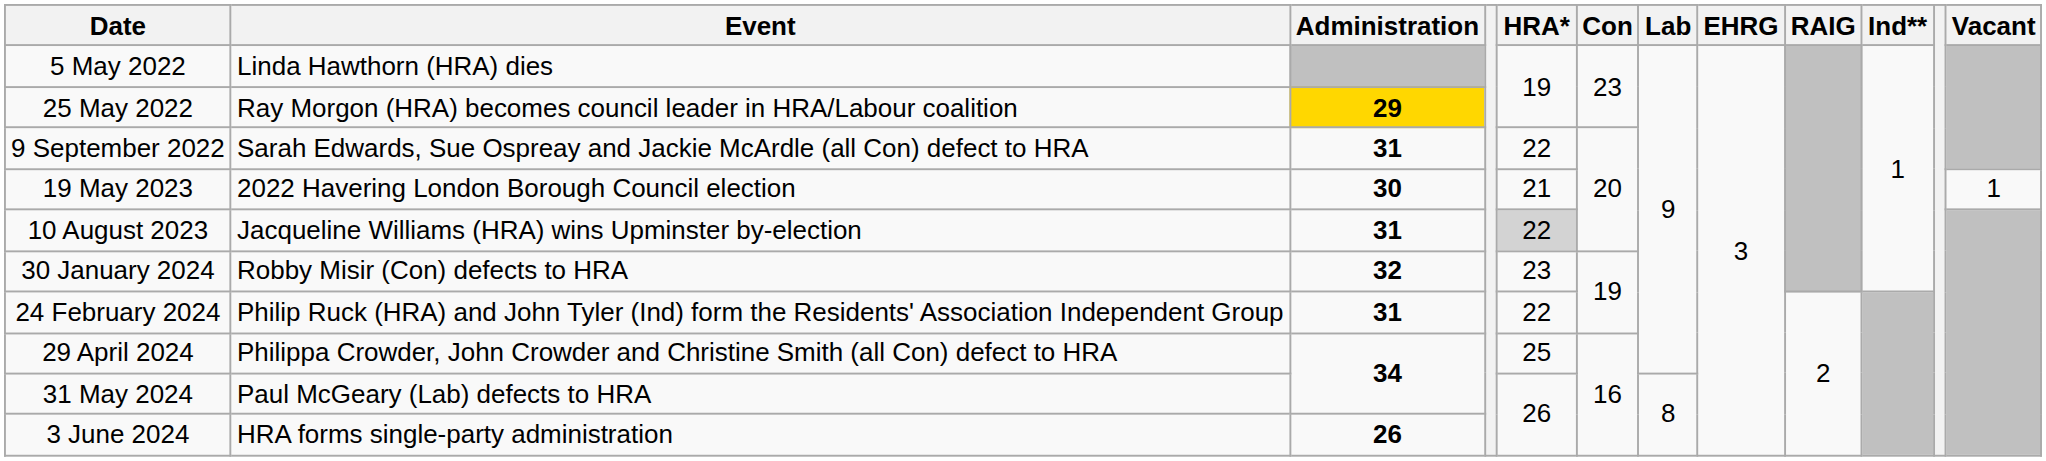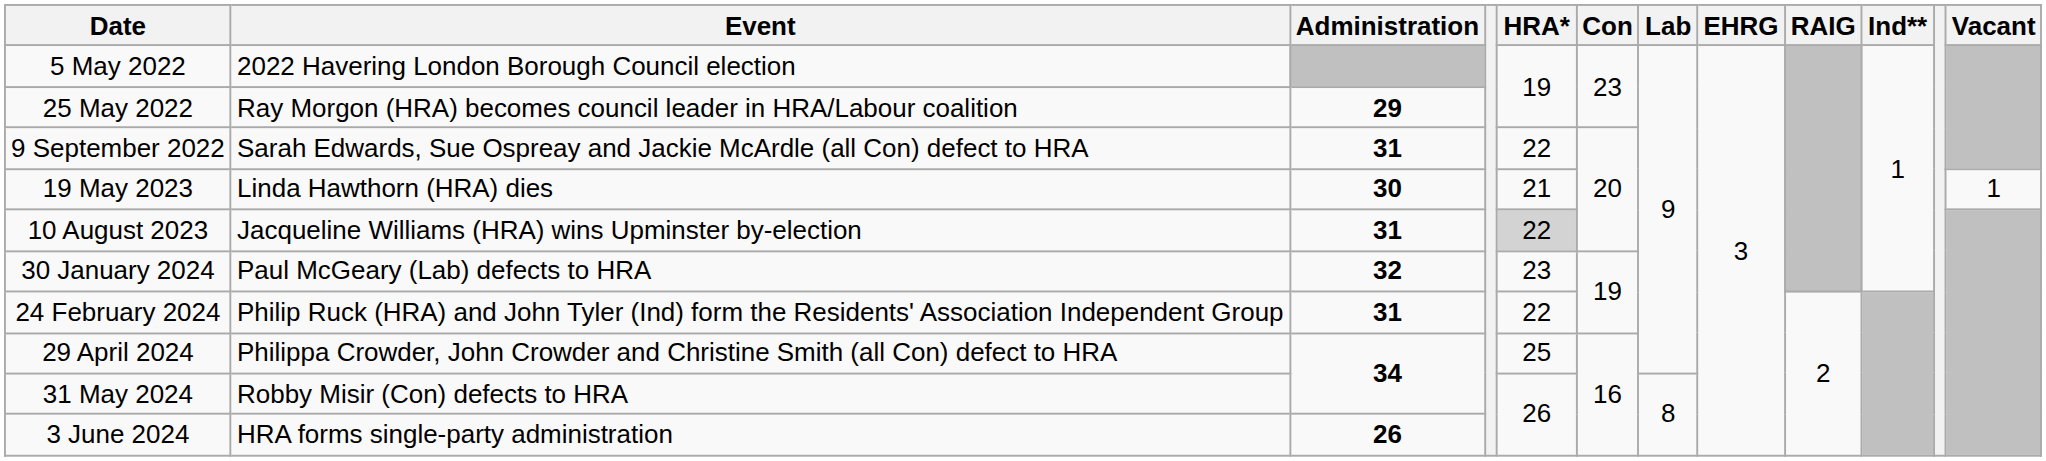(395, 66) Linda Hawthorn (HRA) dies -> (516, 66) 2022 Havering London Borough Council election
(1387, 107) gold background -> (1387, 107) no background
(516, 189) 2022 Havering London Borough Council election -> (395, 189) Linda Hawthorn (HRA) dies
(433, 271) Robby Misir (Con) defects to HRA -> (444, 271) Paul McGeary (Lab) defects to HRA
(444, 394) Paul McGeary (Lab) defects to HRA -> (433, 394) Robby Misir (Con) defects to HRA
